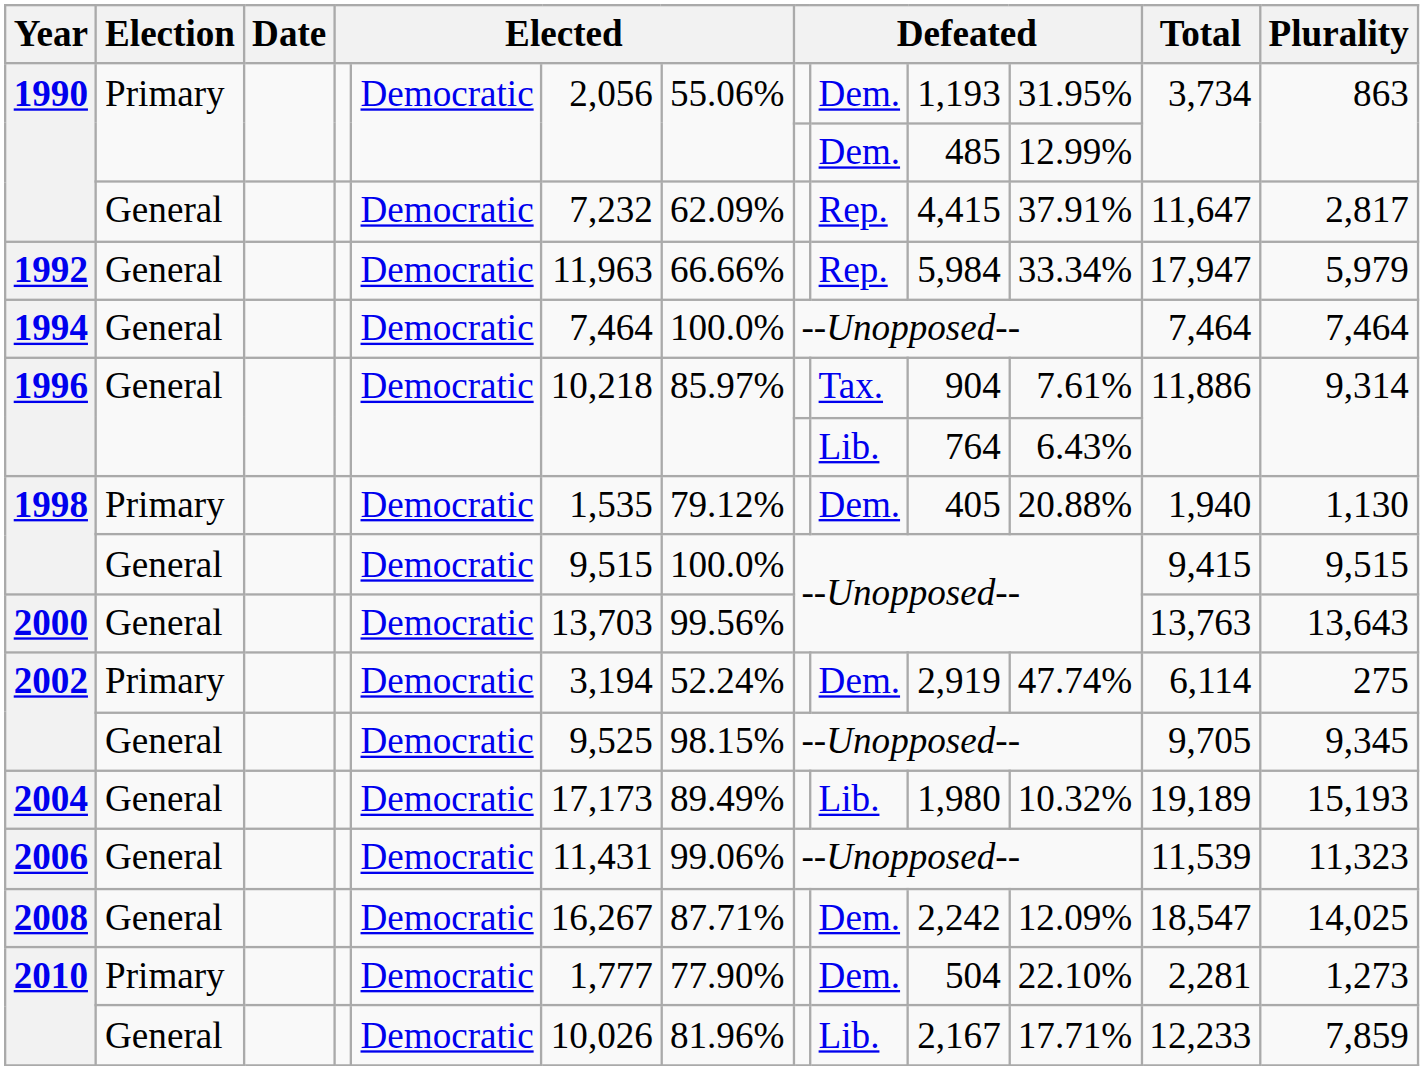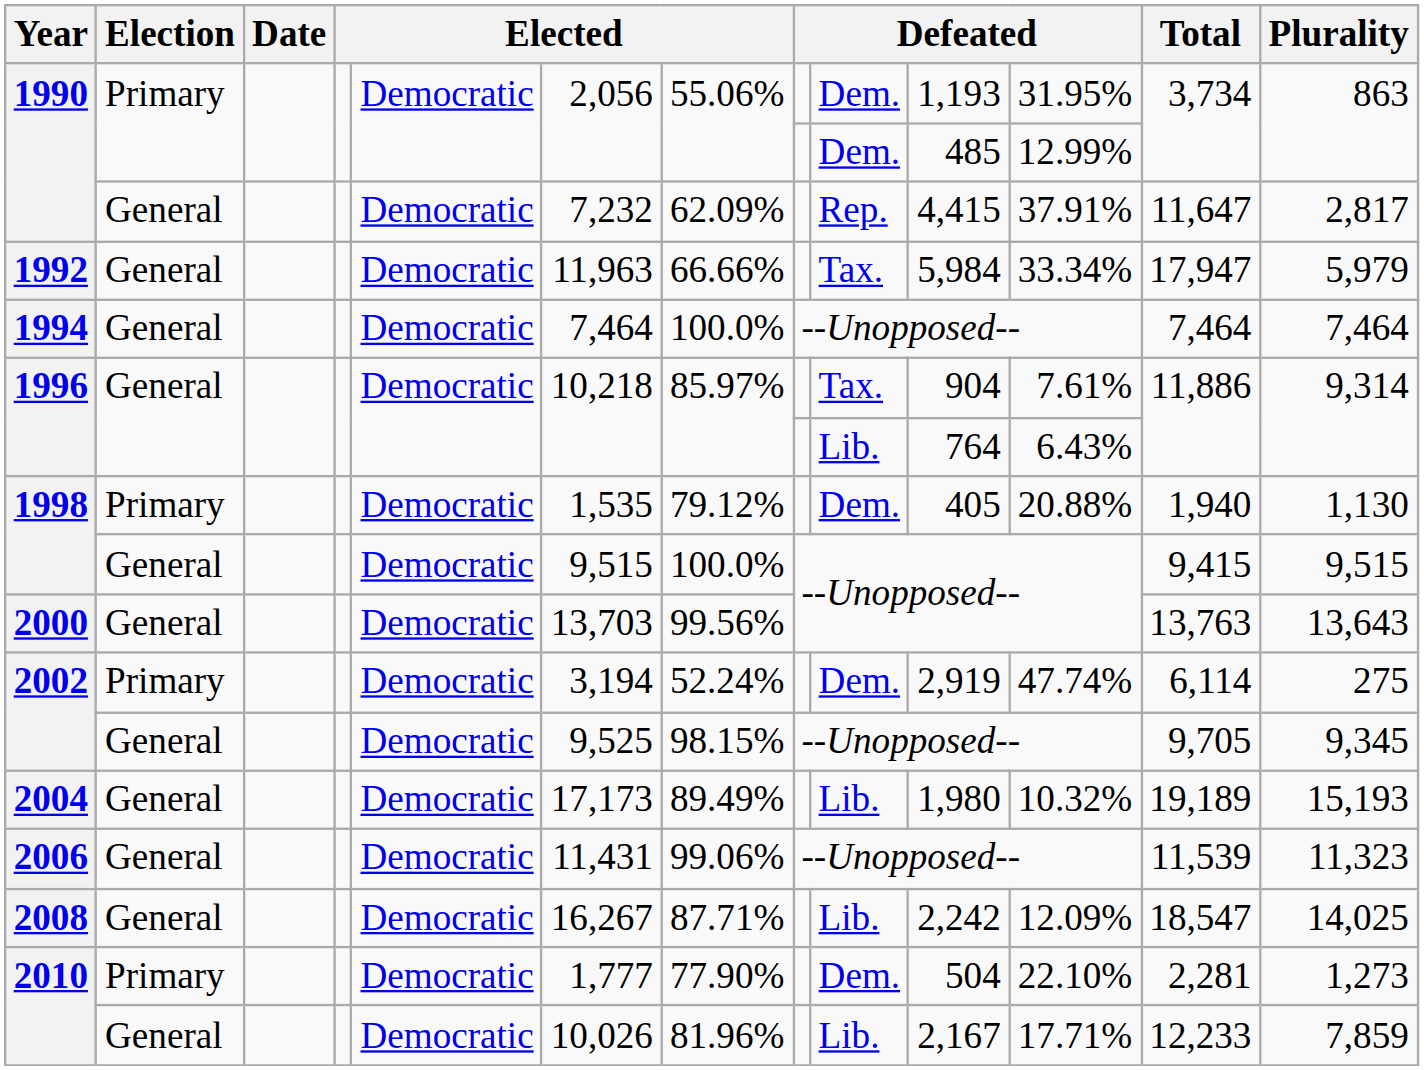(853, 269) Rep. -> (851, 269) Tax.
(859, 916) Dem. -> (849, 916) Lib.
